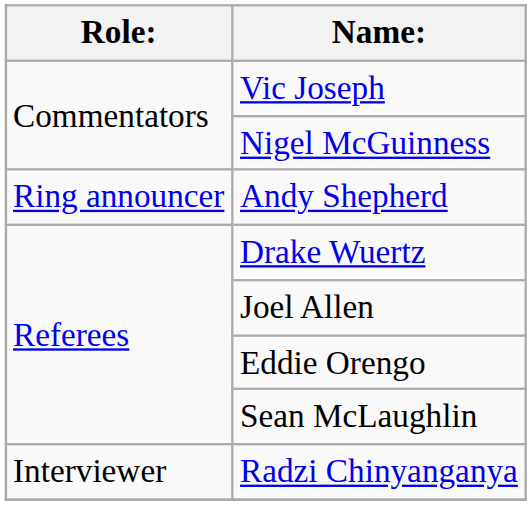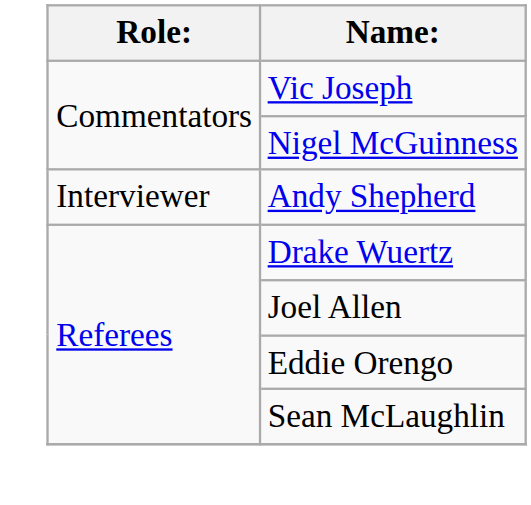(119, 197) Ring announcer -> (133, 197) Interviewer
- row: (379, 471)
